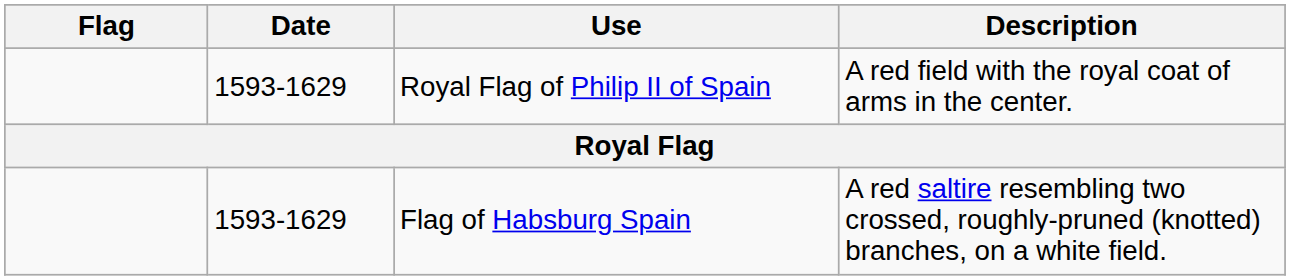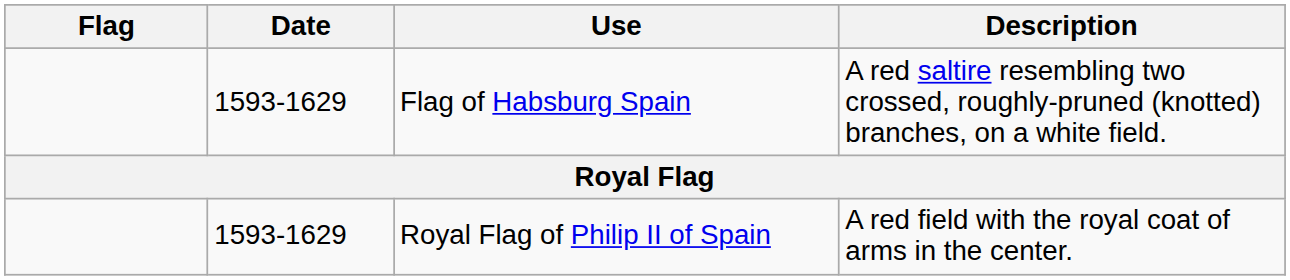rows swapped: (545, 220) <-> (585, 85)
